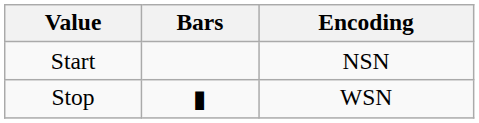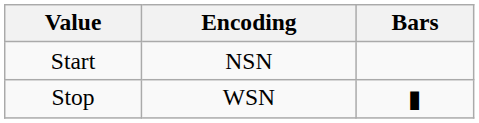columns swapped: (200, 23) <-> (366, 23)
